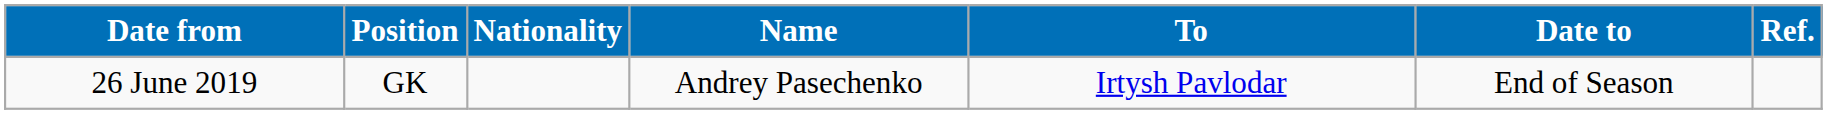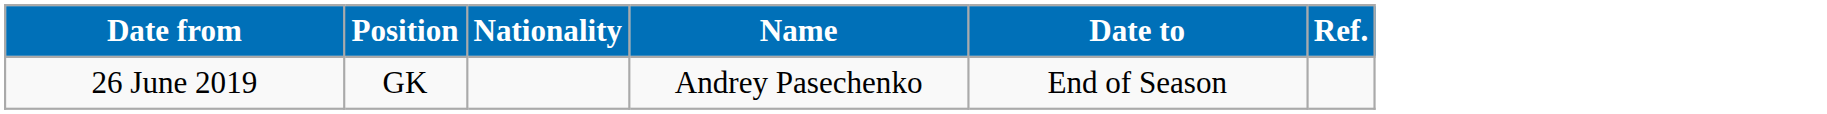- column: (1191, 30)
